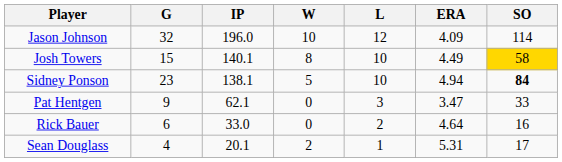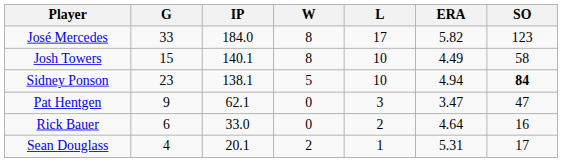- row: (68, 37)
+ row: (68, 37)
(522, 59) gold background -> (522, 59) no background
(522, 102) 33 -> (522, 102) 47
